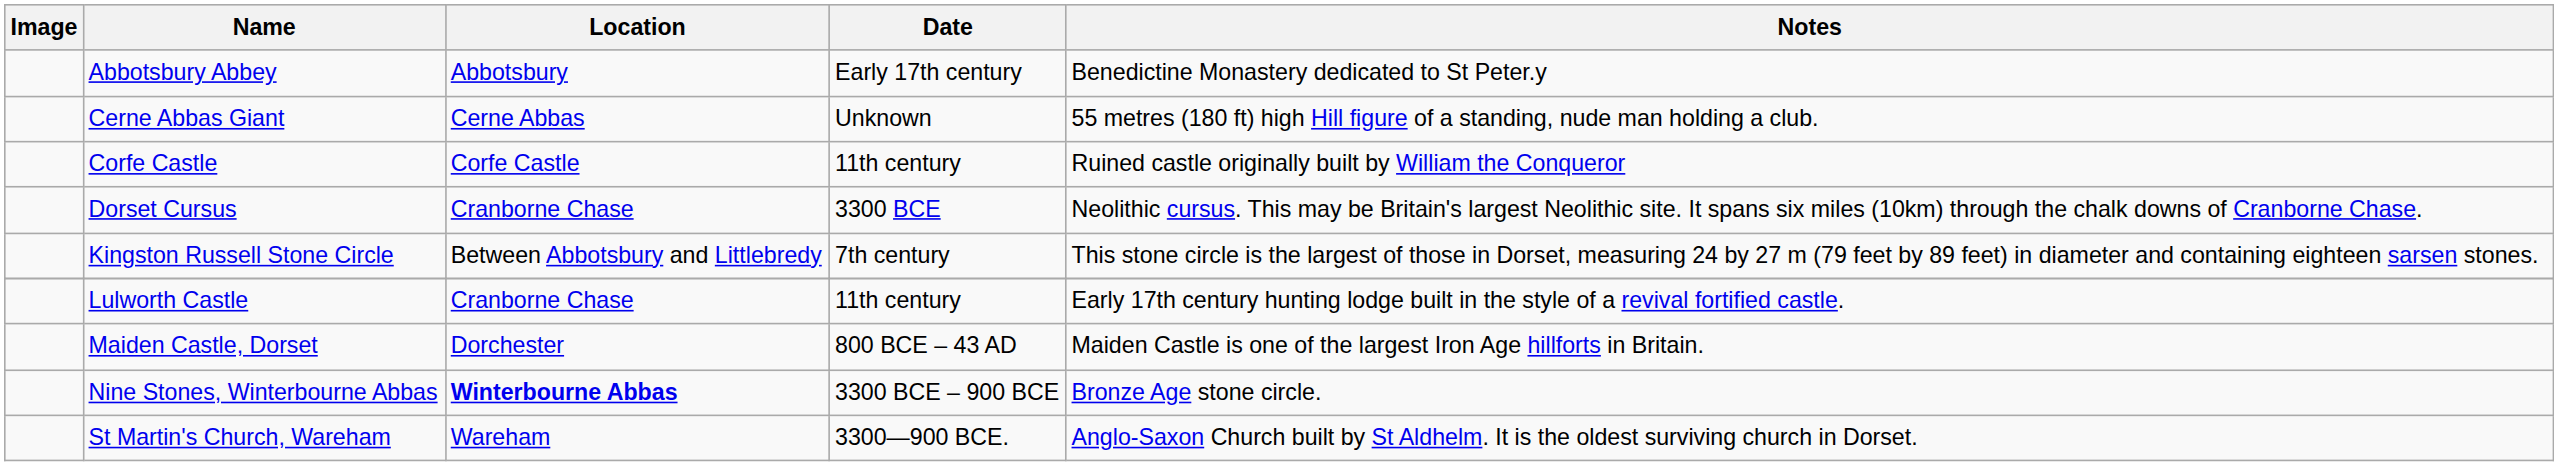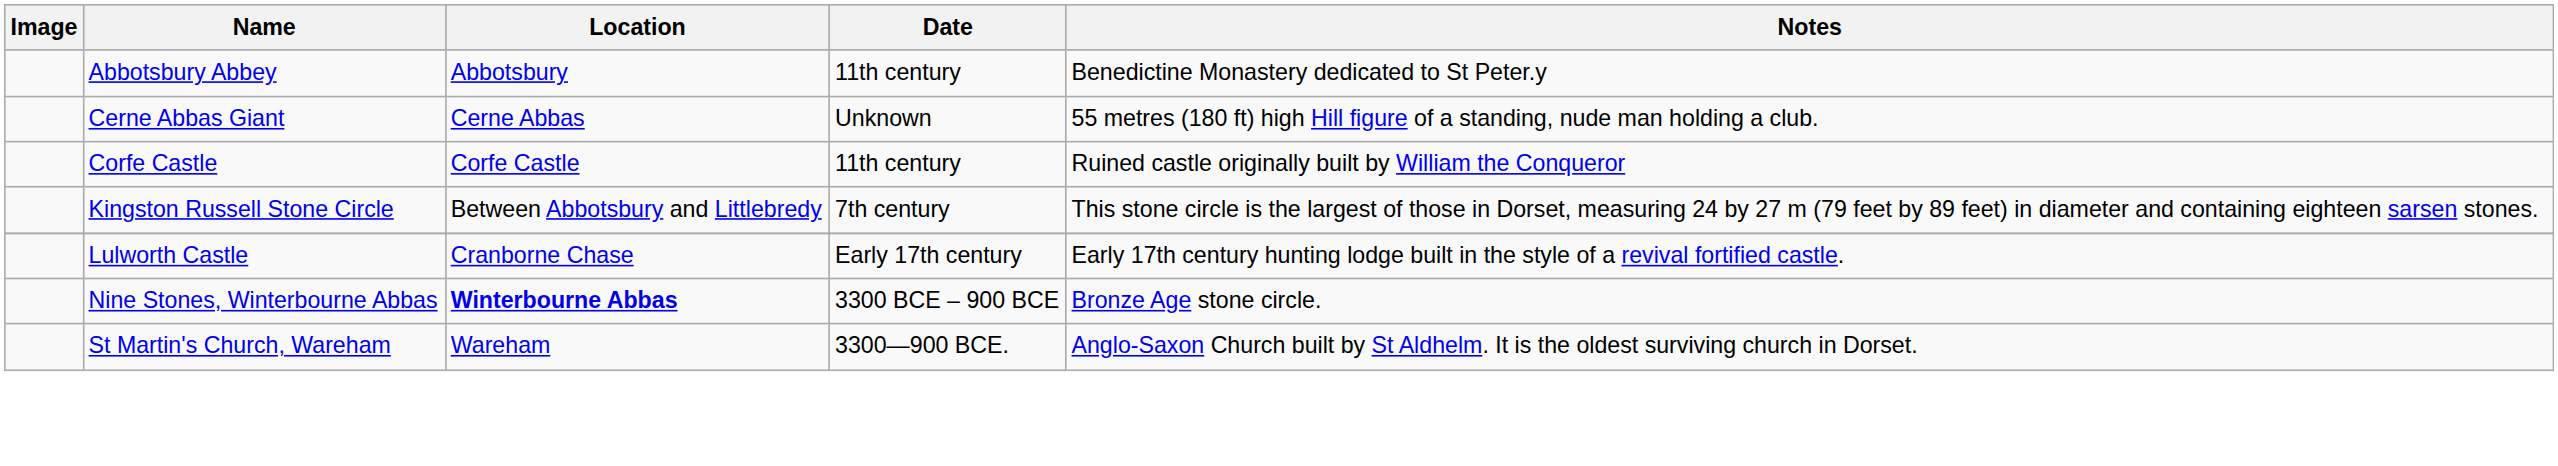(928, 72) Early 17th century -> (898, 72) 11th century
- row: (163, 209)
(898, 301) 11th century -> (928, 255) Early 17th century
- row: (203, 346)
